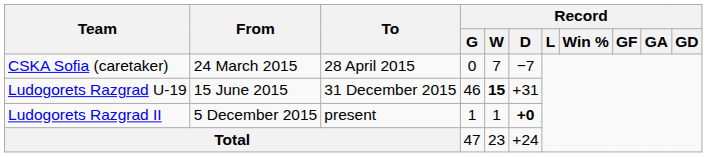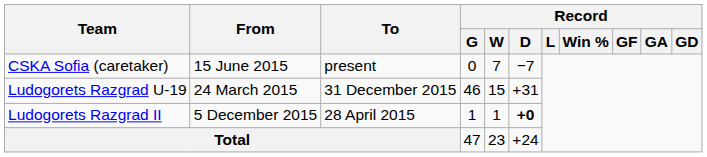(246, 66) 24 March 2015 -> (241, 66) 15 June 2015
(370, 66) 28 April 2015 -> (350, 66) present
(241, 90) 15 June 2015 -> (246, 90) 24 March 2015
(497, 90) bold -> (497, 90) normal
(350, 115) present -> (370, 115) 28 April 2015
